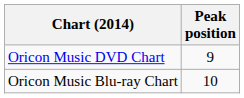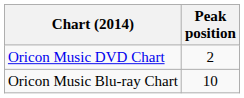(210, 57) 9 -> (210, 57) 2
